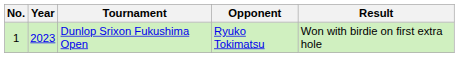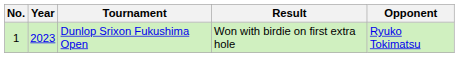columns swapped: (255, 13) <-> (376, 13)
